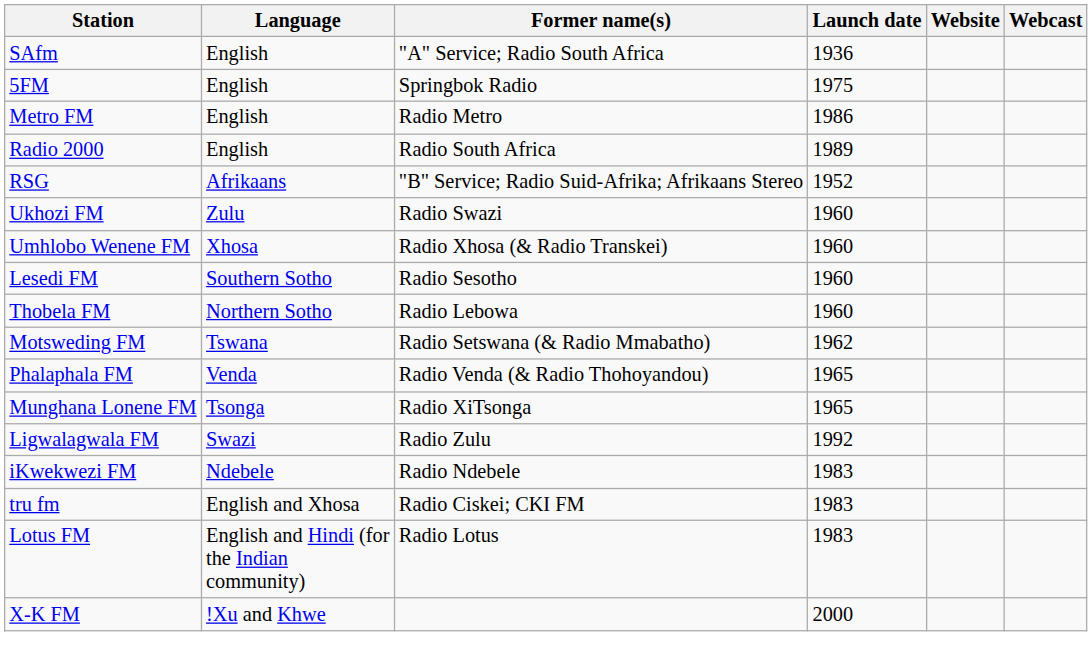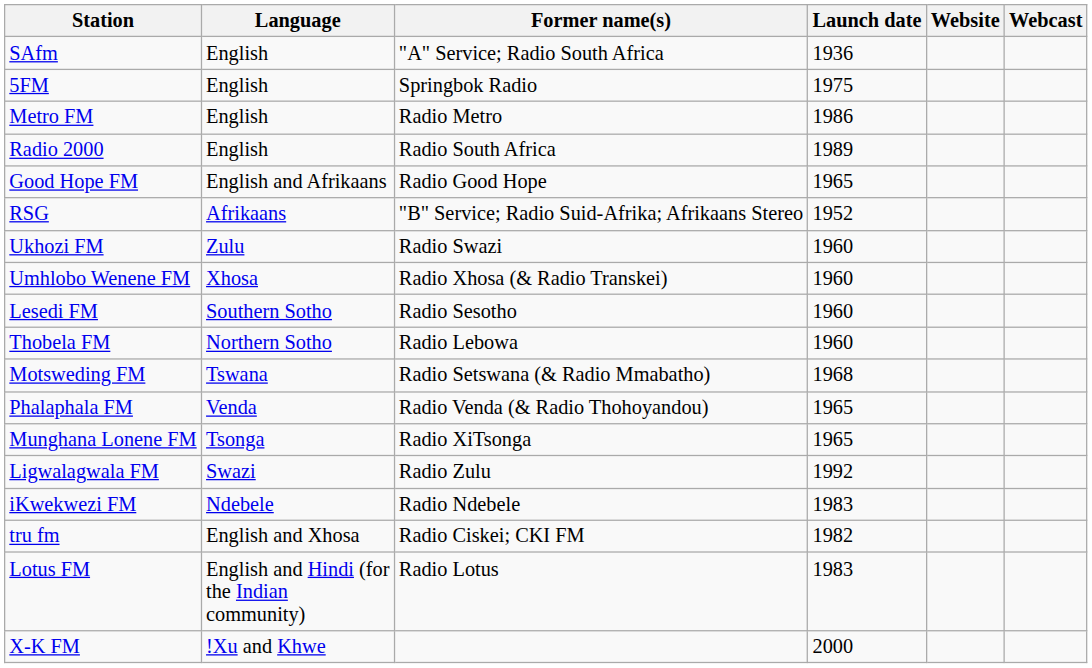+ row: (74, 181)
(833, 342) 1962 -> (833, 375) 1968
(833, 504) 1983 -> (833, 536) 1982
